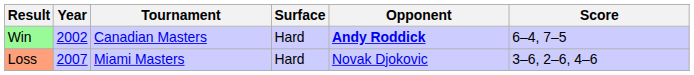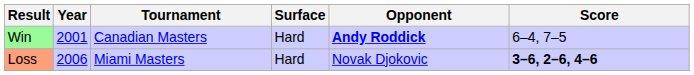(72, 37) 2002 -> (72, 37) 2001
(72, 59) 2007 -> (72, 59) 2006
(555, 59) normal -> (555, 59) bold
